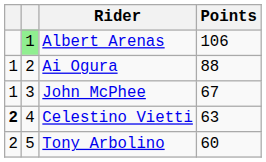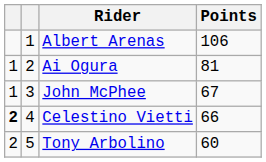(30, 43) lightgreen background -> (30, 43) no background
(210, 68) 88 -> (210, 68) 81
(210, 119) 63 -> (210, 119) 66
